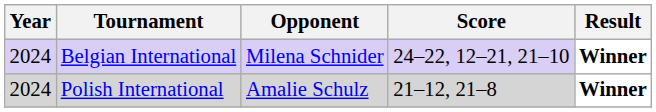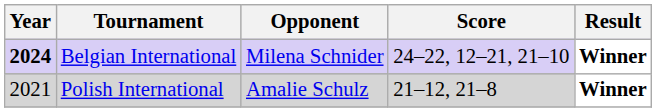(30, 56) normal -> (30, 56) bold
(30, 90) 2024 -> (30, 90) 2021
